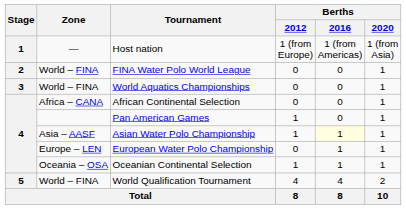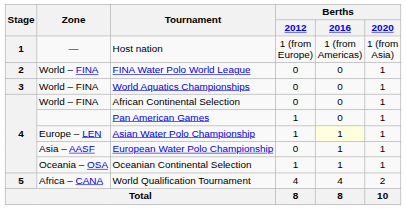(71, 102) Africa – CANA -> (69, 102) World – FINA
(67, 133) Asia – AASF -> (70, 133) Europe – LEN
(70, 149) Europe – LEN -> (67, 149) Asia – AASF
(69, 180) World – FINA -> (71, 180) Africa – CANA
